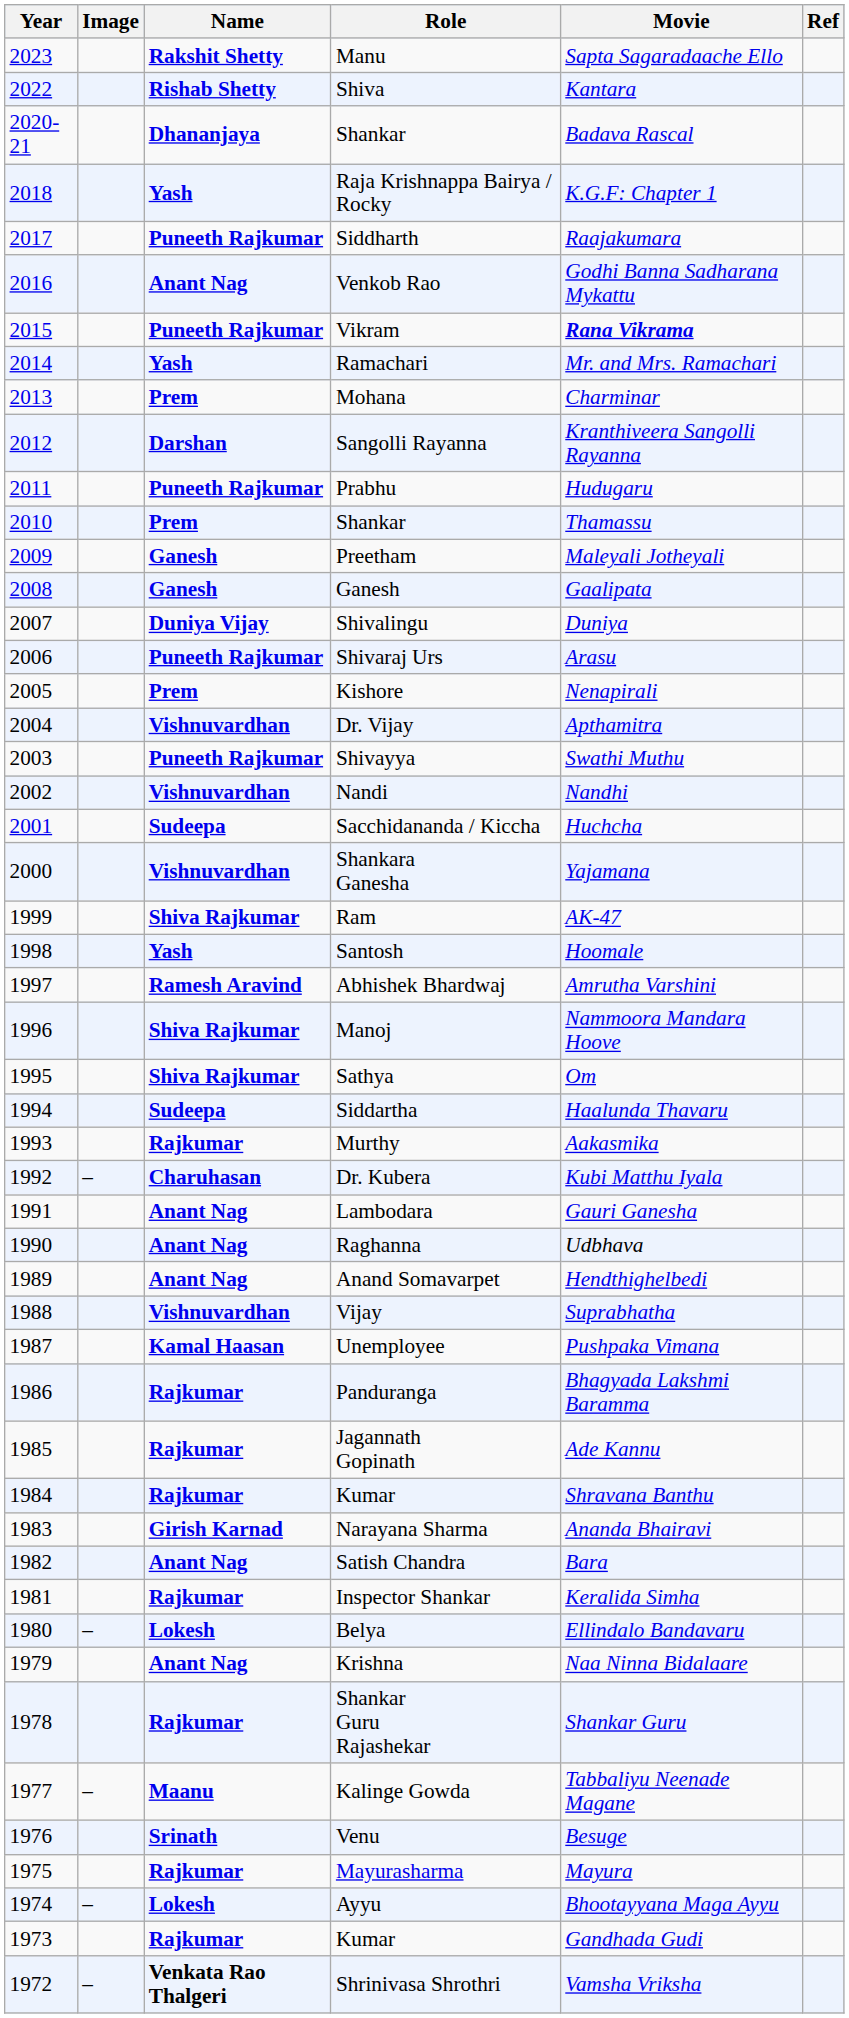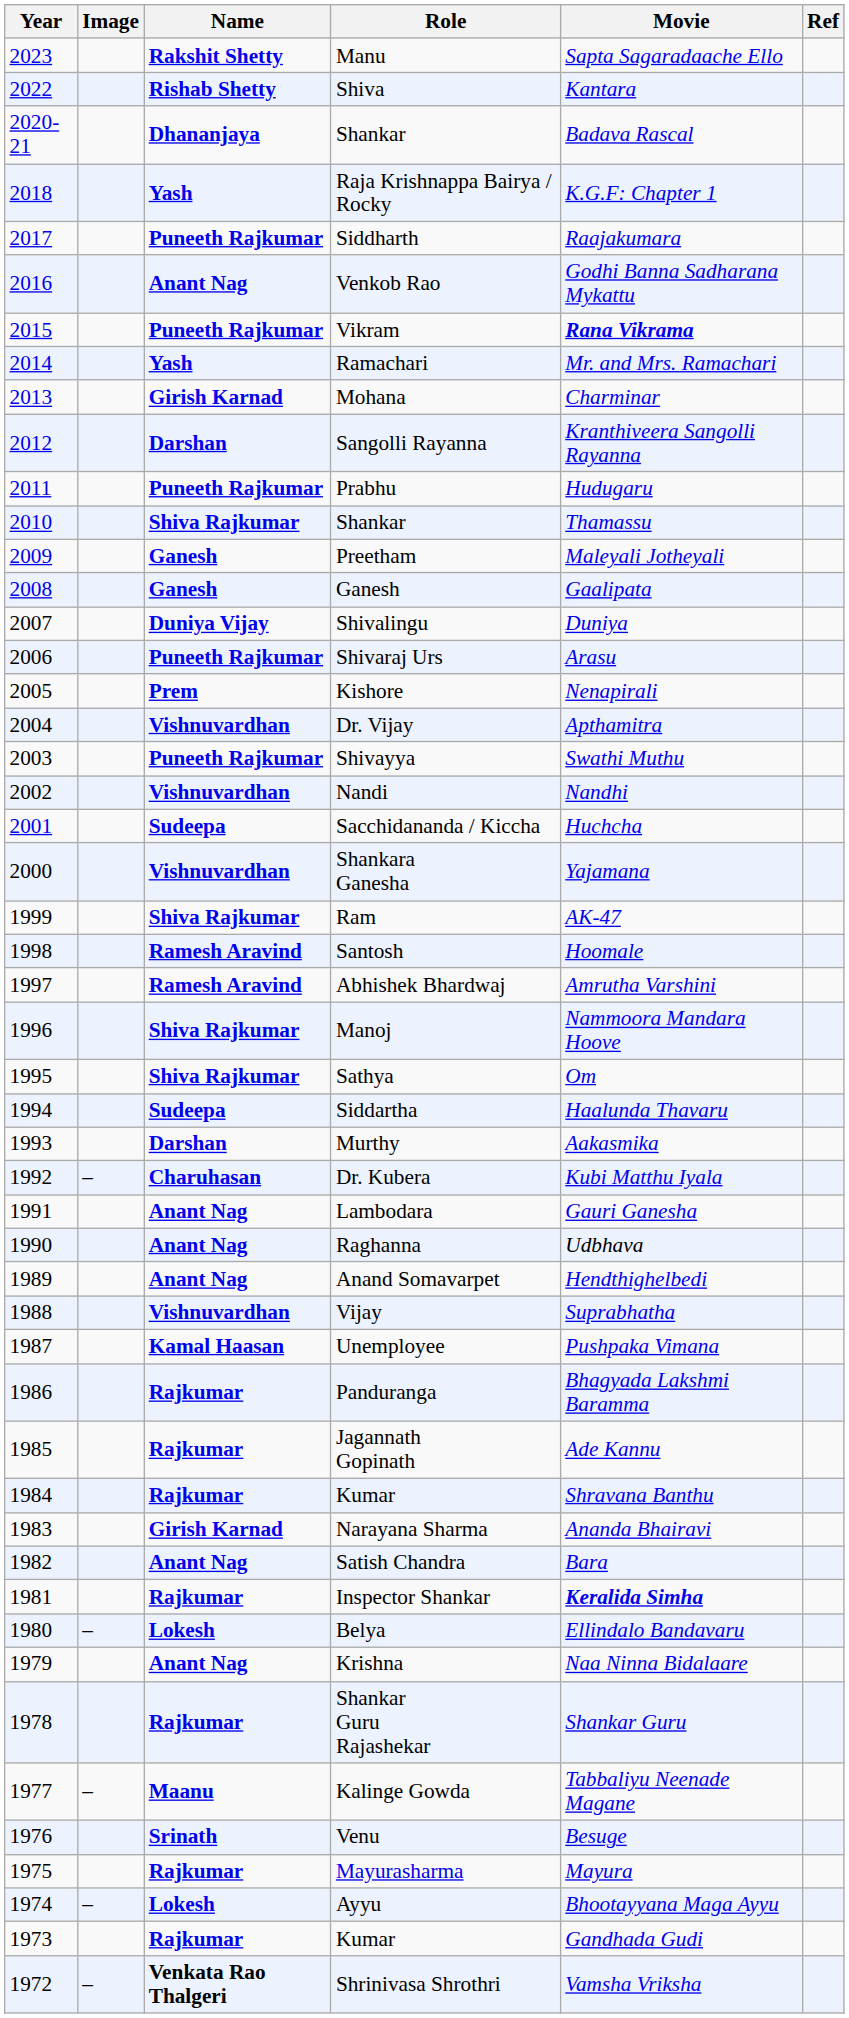(173, 396) Prem -> (216, 396) Girish Karnad
(173, 522) Prem -> (224, 522) Shiva Rajkumar
(171, 951) Yash -> (225, 951) Ramesh Aravind
(196, 1143) Rajkumar -> (188, 1143) Darshan
(632, 1596) normal -> (634, 1596) bold
